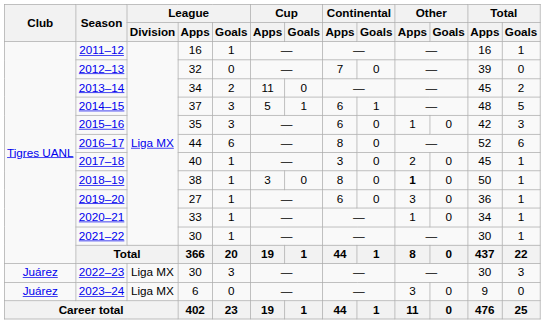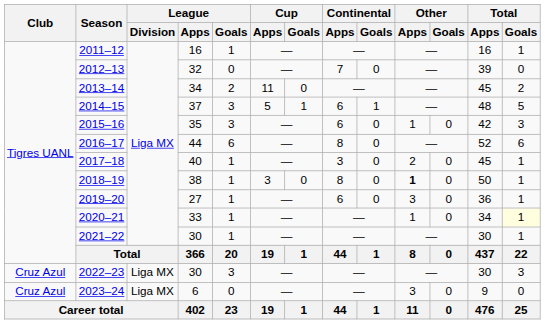(521, 217) no background -> (521, 217) lightyellow background
(40, 273) Juárez -> (40, 273) Cruz Azul
(40, 291) Juárez -> (40, 291) Cruz Azul
